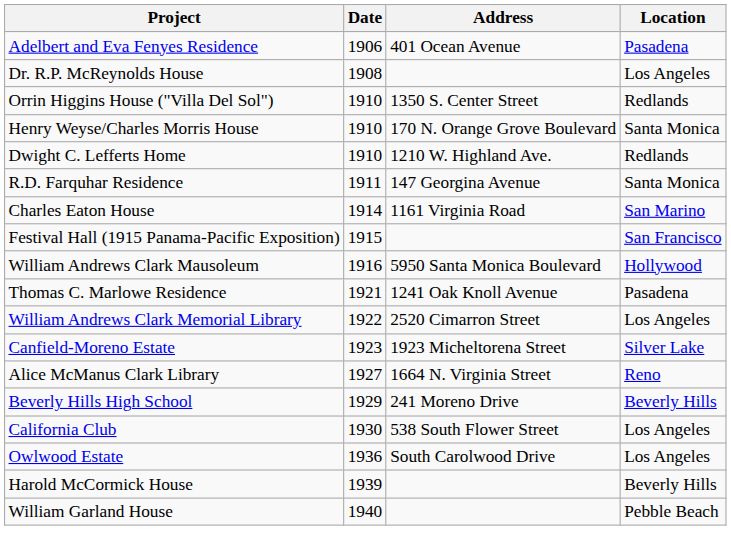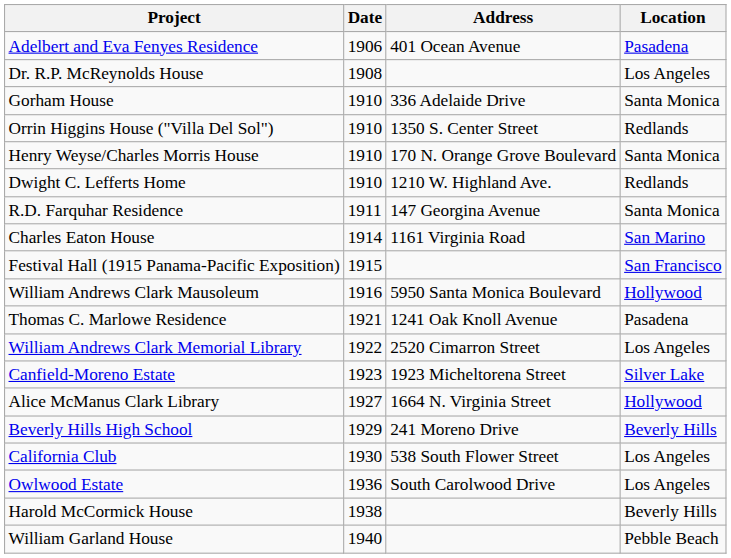+ row: (61, 100)
(642, 374) Reno -> (663, 401) Hollywood
(365, 484) 1939 -> (365, 511) 1938
